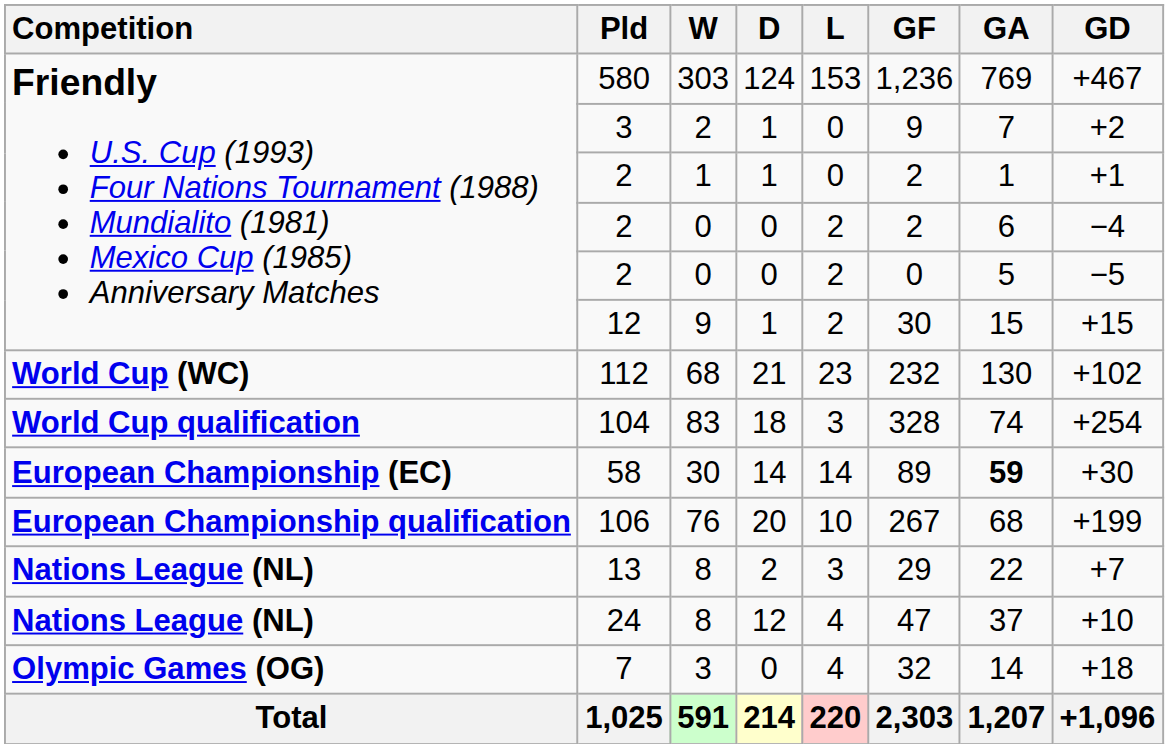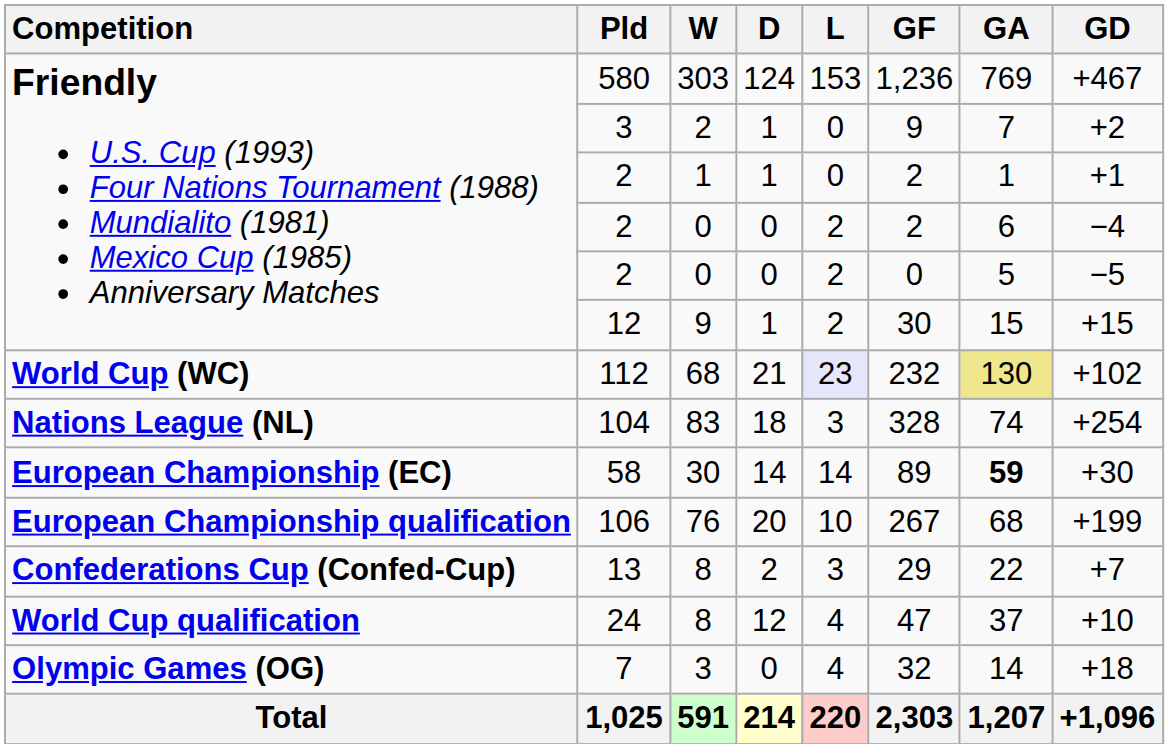(835, 373) no background -> (835, 373) lavender background
(1006, 373) no background -> (1006, 373) khaki background
(186, 422) World Cup qualification -> (163, 422) Nations League (NL)
(163, 570) Nations League (NL) -> (264, 570) Confederations Cup (Confed-Cup)
(163, 619) Nations League (NL) -> (186, 619) World Cup qualification
